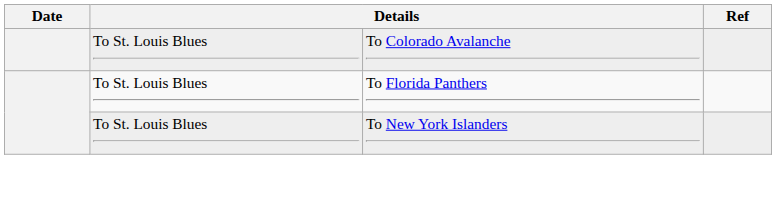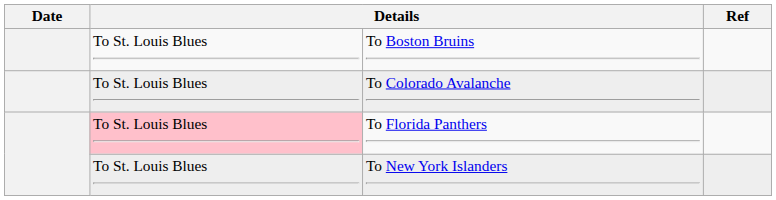+ row: (533, 46)
(226, 87) no background -> (226, 129) pink background
